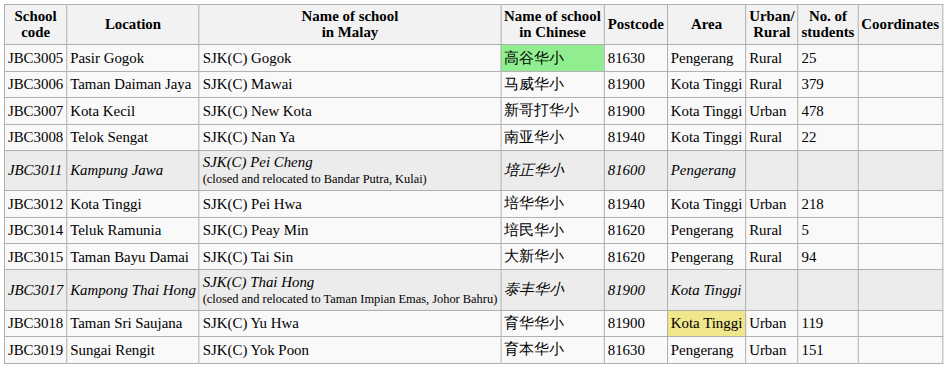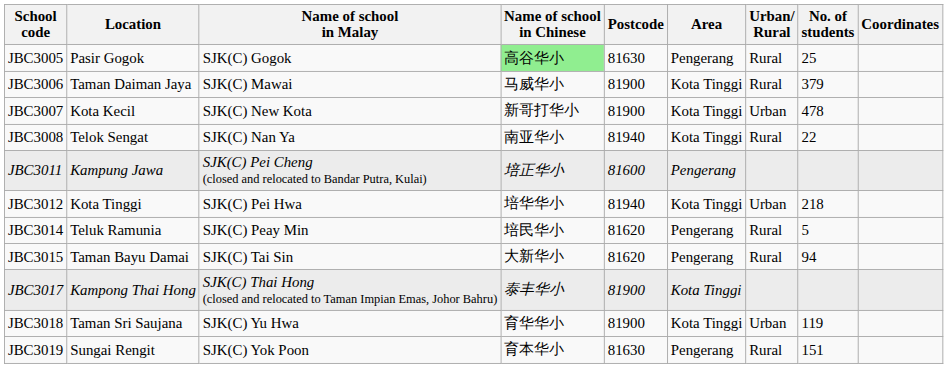(707, 323) khaki background -> (707, 323) no background
(768, 349) Urban -> (766, 349) Rural
